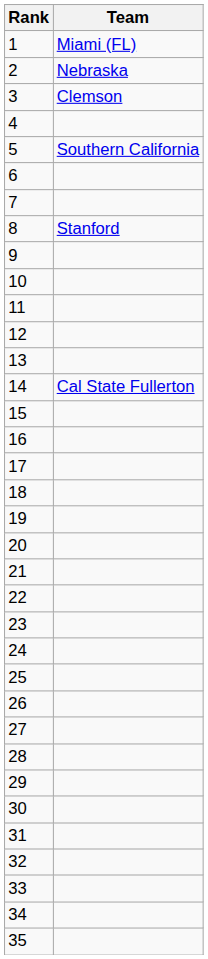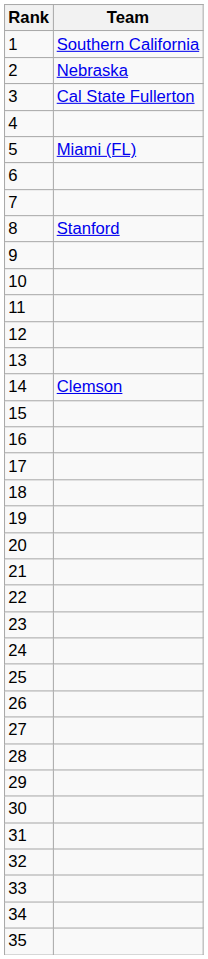(96, 44) Miami (FL) -> (128, 44) Southern California
(90, 96) Clemson -> (126, 96) Cal State Fullerton
(128, 149) Southern California -> (96, 149) Miami (FL)
(126, 387) Cal State Fullerton -> (90, 387) Clemson
